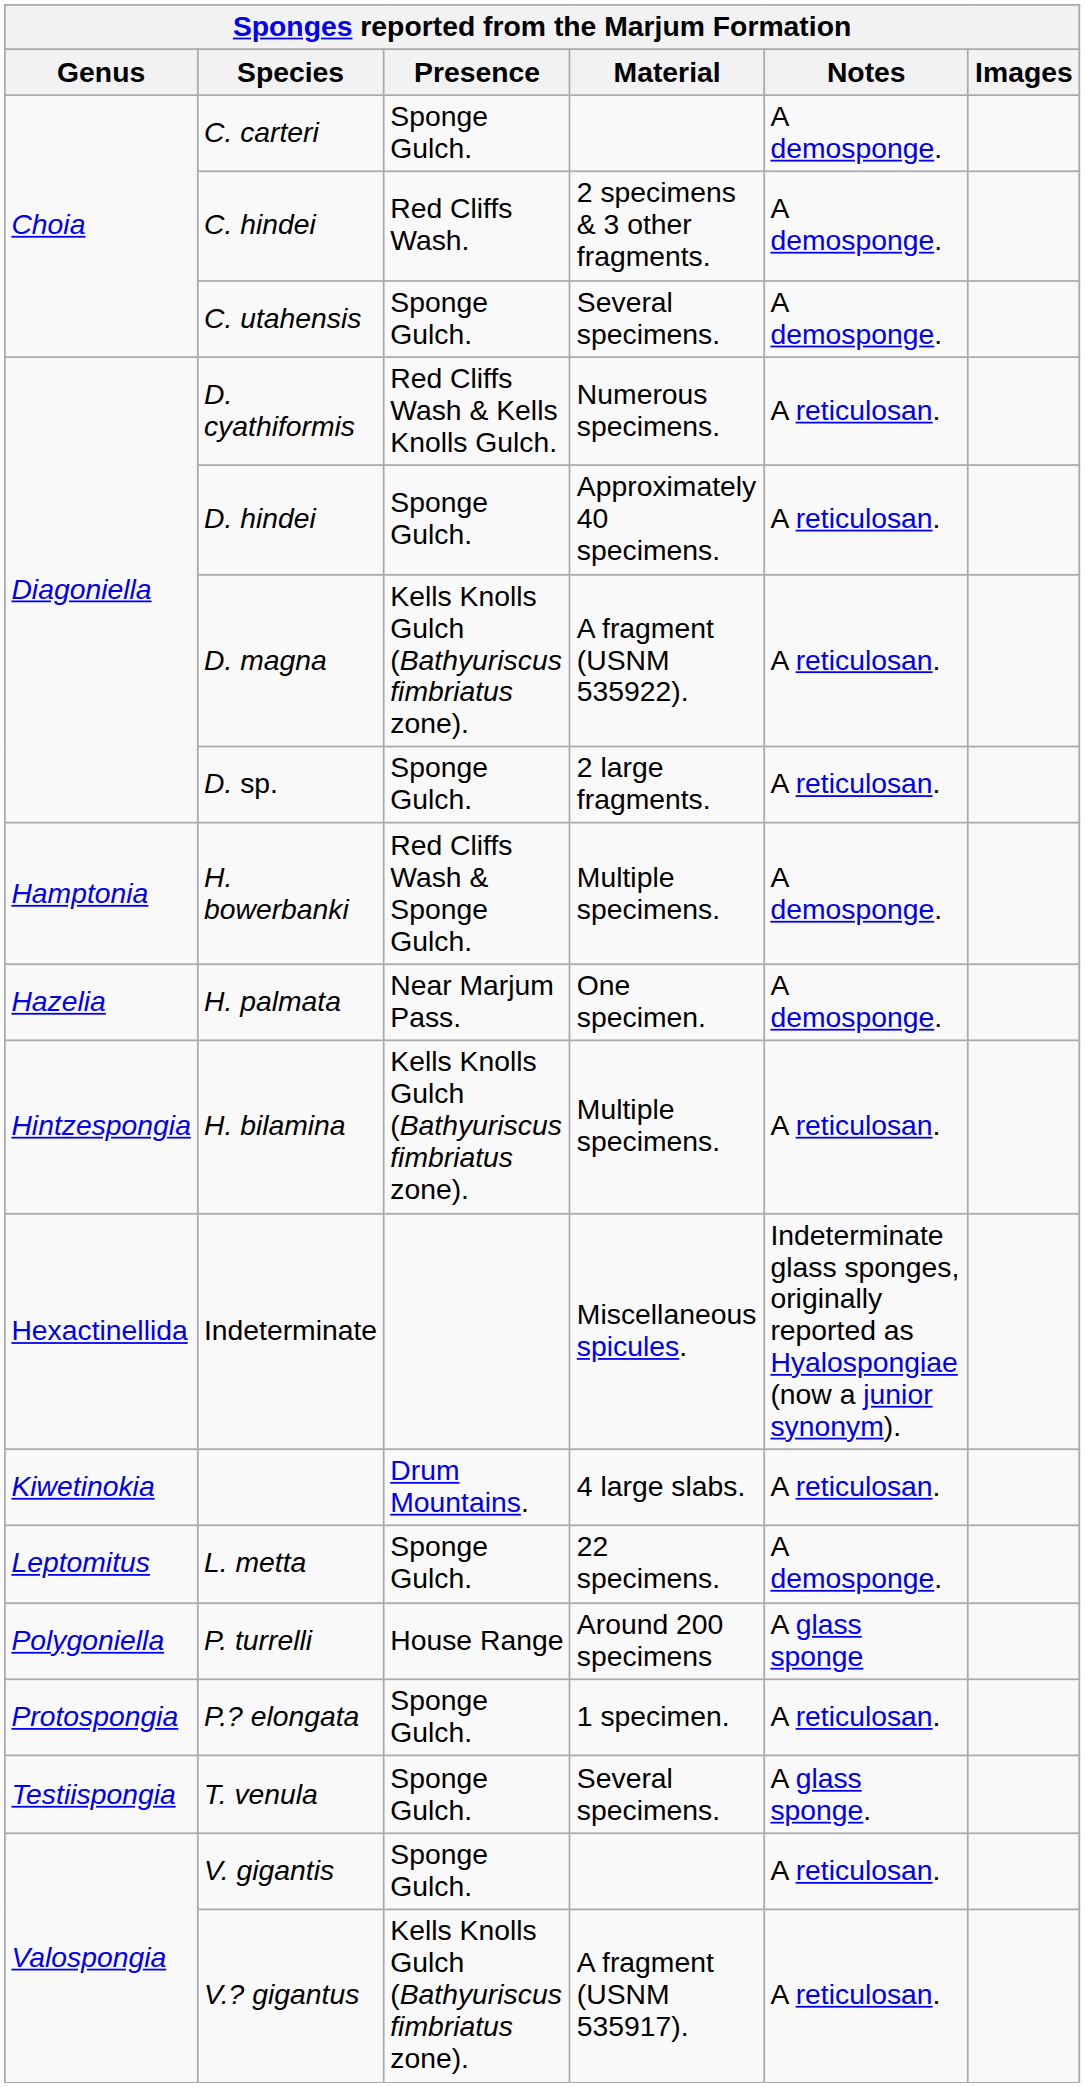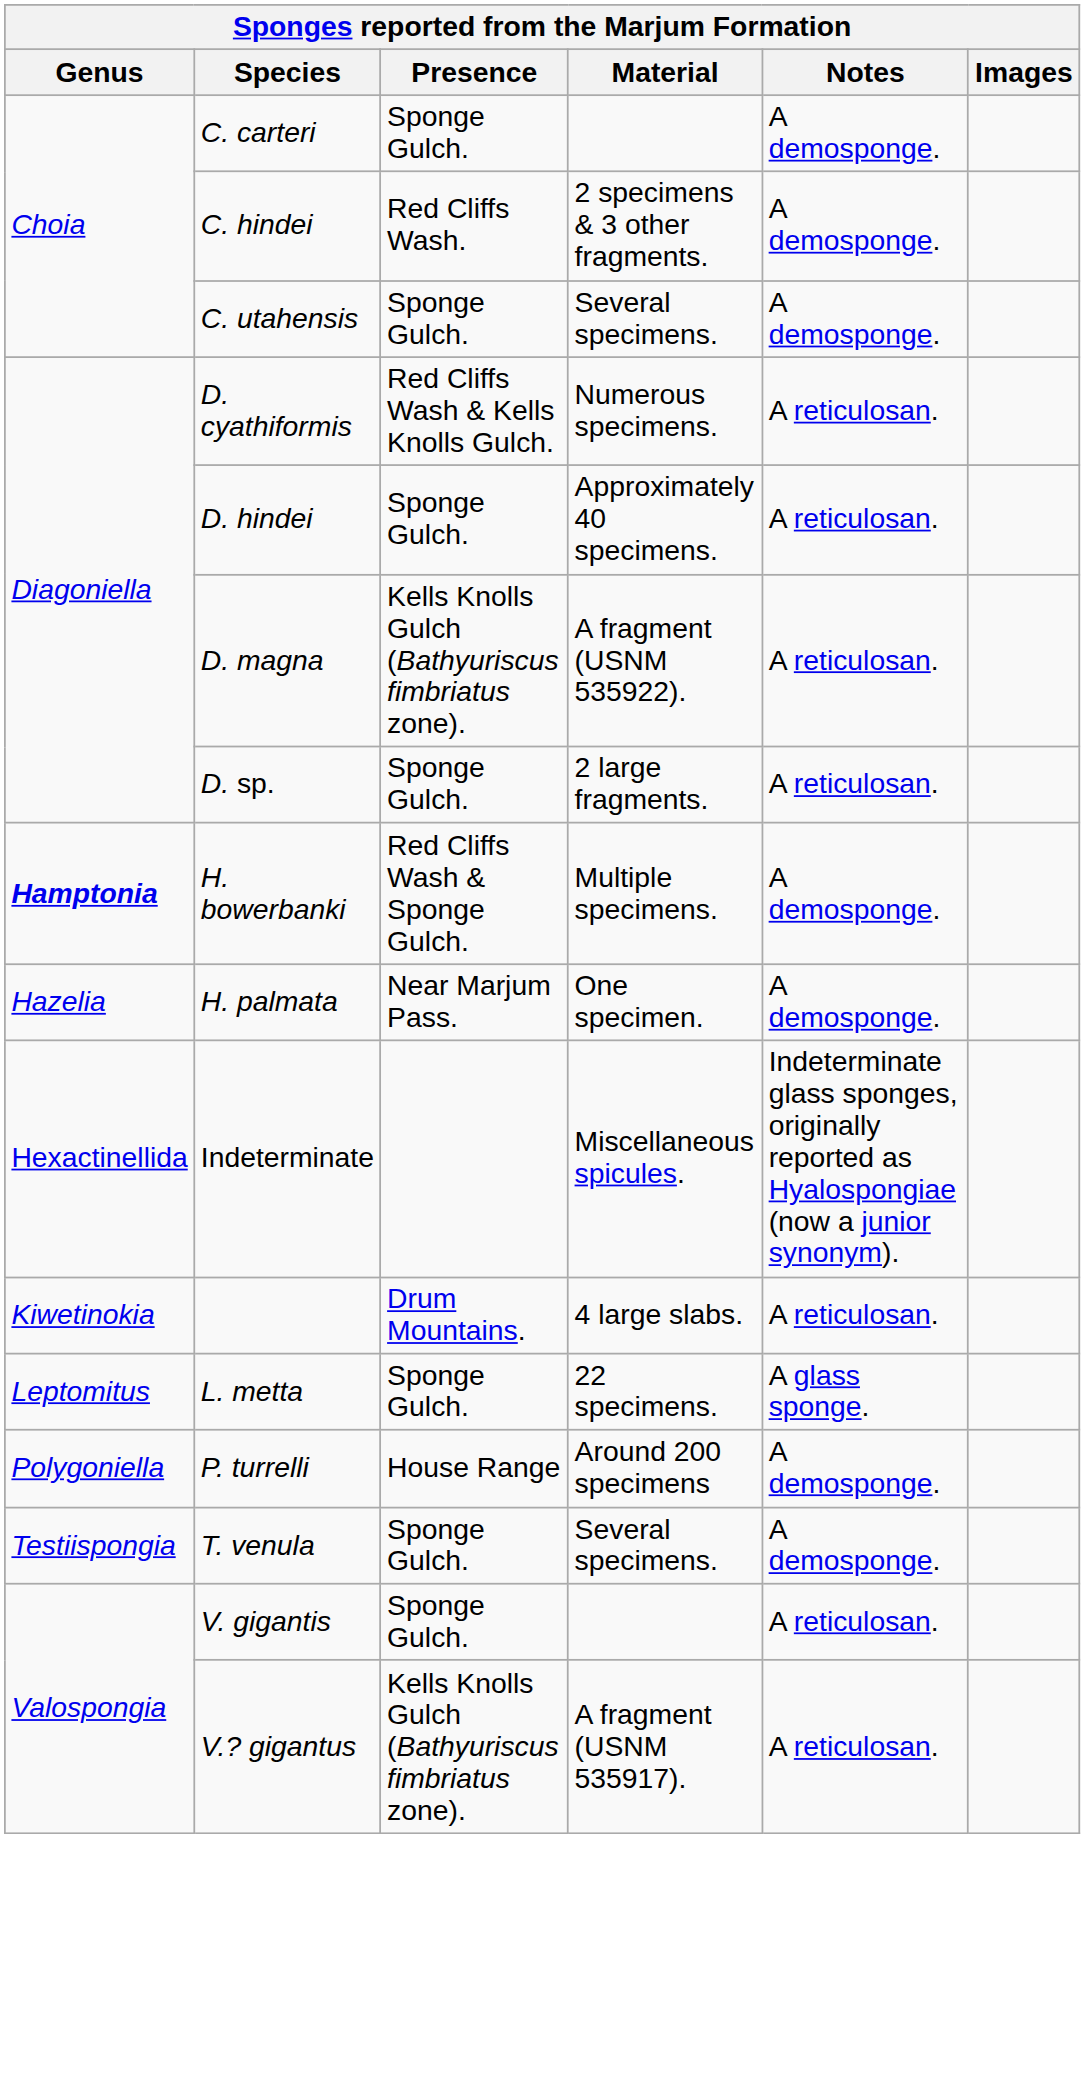(80, 893) normal -> (85, 893) bold
- row: (275, 1126)
(856, 1563) A demosponge. -> (819, 1391) A glass sponge.
(817, 1640) A glass sponge -> (854, 1468) A demosponge.
- row: (282, 1717)
(821, 1794) A glass sponge. -> (854, 1544) A demosponge.
